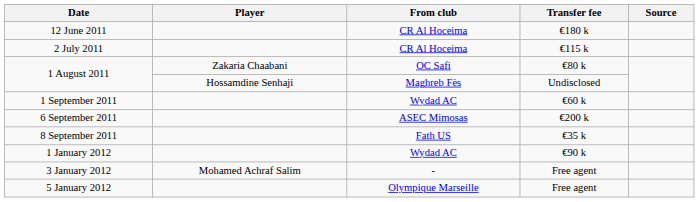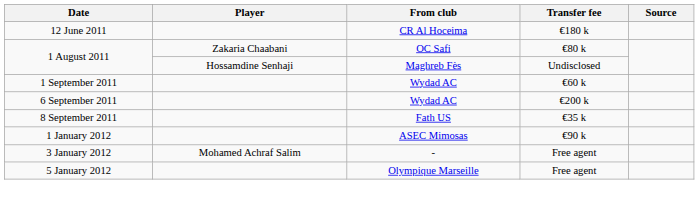- row: (79, 47)
(433, 117) ASEC Mimosas -> (433, 100) Wydad AC
(433, 152) Wydad AC -> (433, 135) ASEC Mimosas
